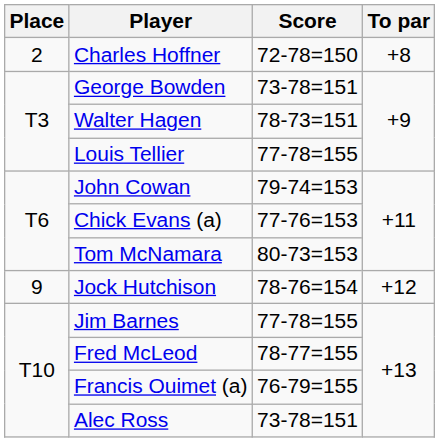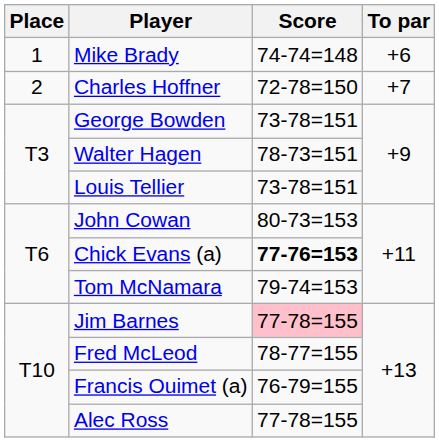+ row: (126, 54)
(399, 54) +8 -> (399, 87) +7
(308, 154) 77-78=155 -> (308, 187) 73-78=151
(308, 187) 79-74=153 -> (308, 220) 80-73=153
(308, 220) normal -> (308, 253) bold
(308, 253) 80-73=153 -> (308, 287) 79-74=153
- row: (145, 287)
(308, 320) no background -> (308, 320) pink background
(308, 420) 73-78=151 -> (308, 420) 77-78=155
